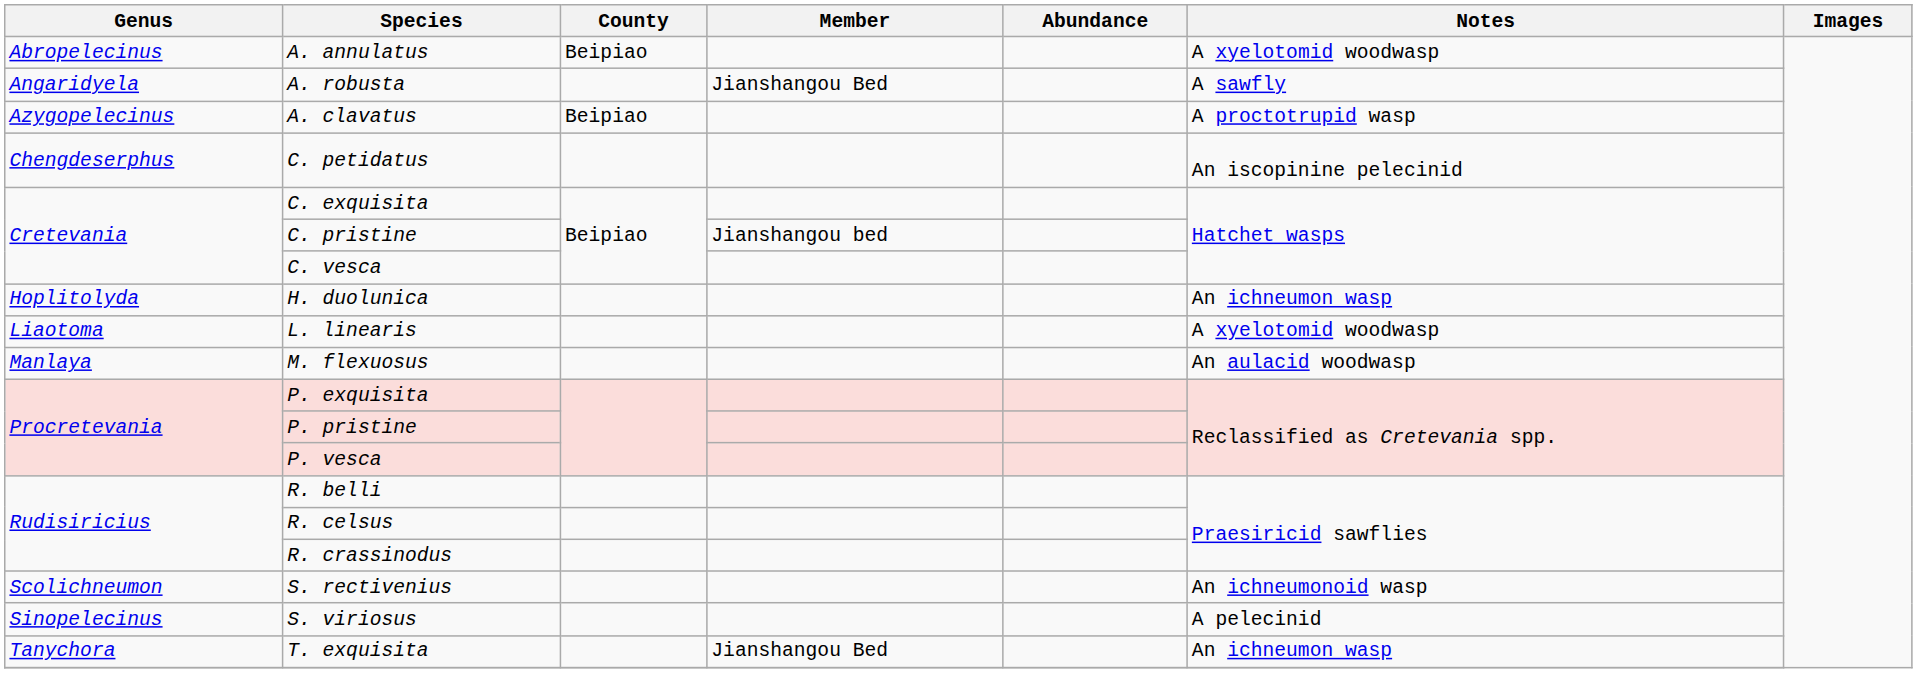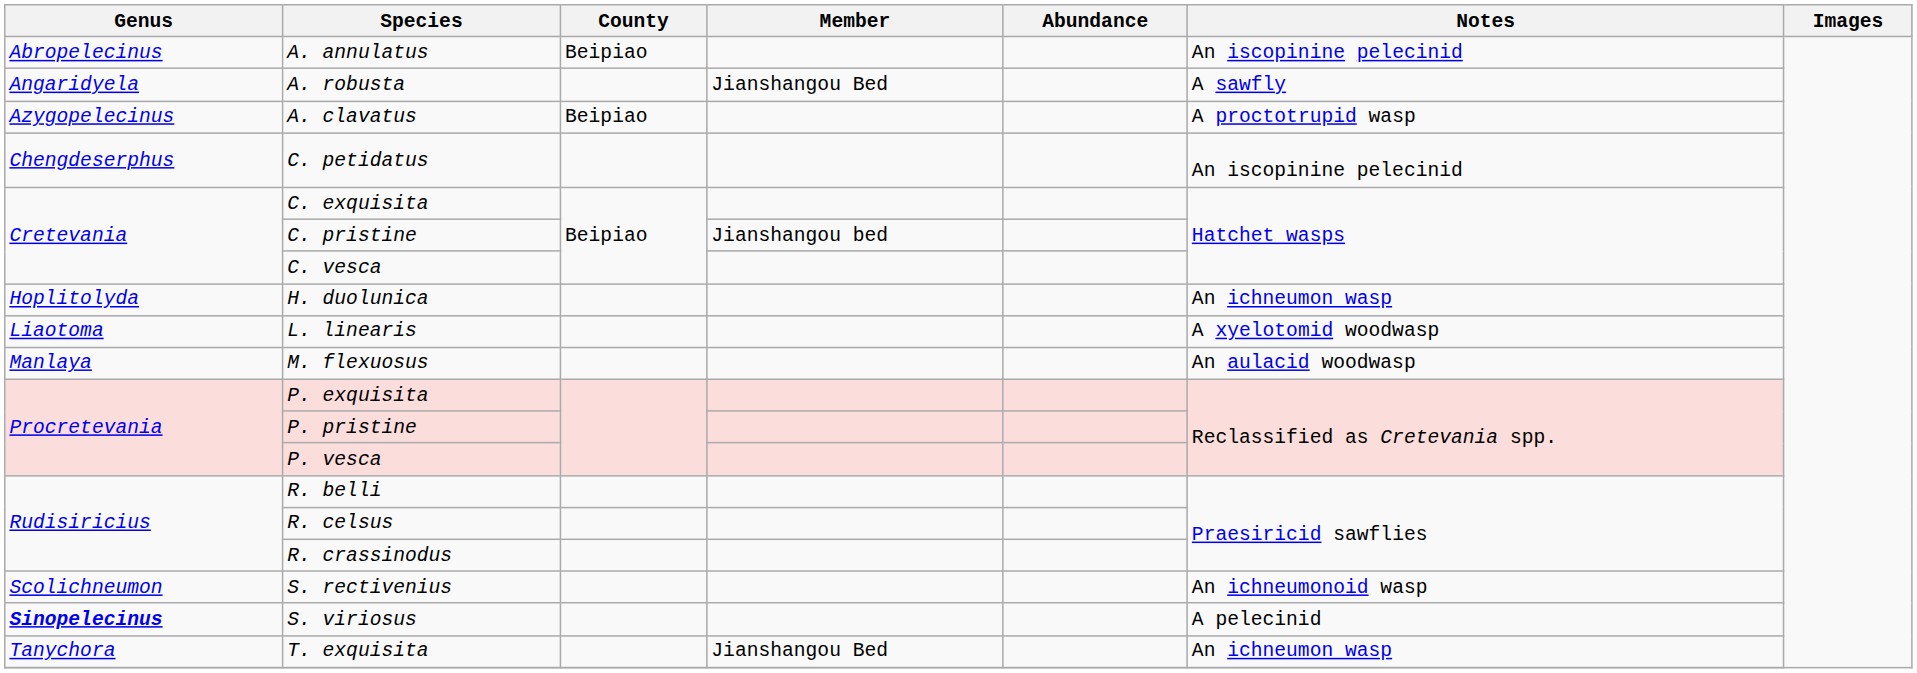(1316, 53) A xyelotomid woodwasp -> (1327, 53) An iscopinine pelecinid
(86, 619) normal -> (86, 619) bold
